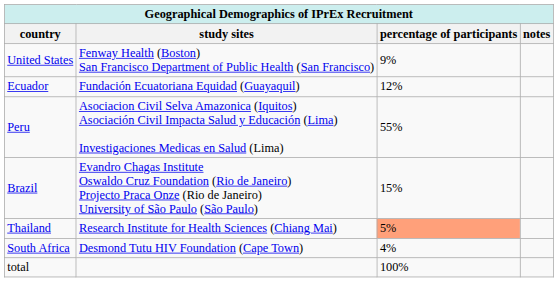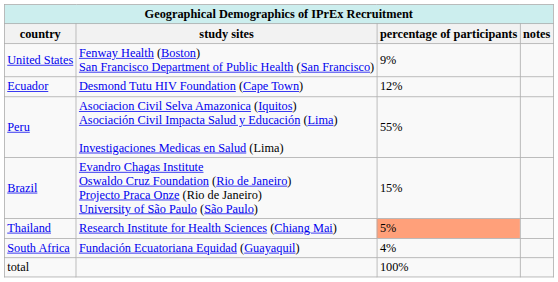(189, 86) Fundación Ecuatoriana Equidad (Guayaquil) -> (191, 86) Desmond Tutu HIV Foundation (Cape Town)
(191, 248) Desmond Tutu HIV Foundation (Cape Town) -> (189, 248) Fundación Ecuatoriana Equidad (Guayaquil)
